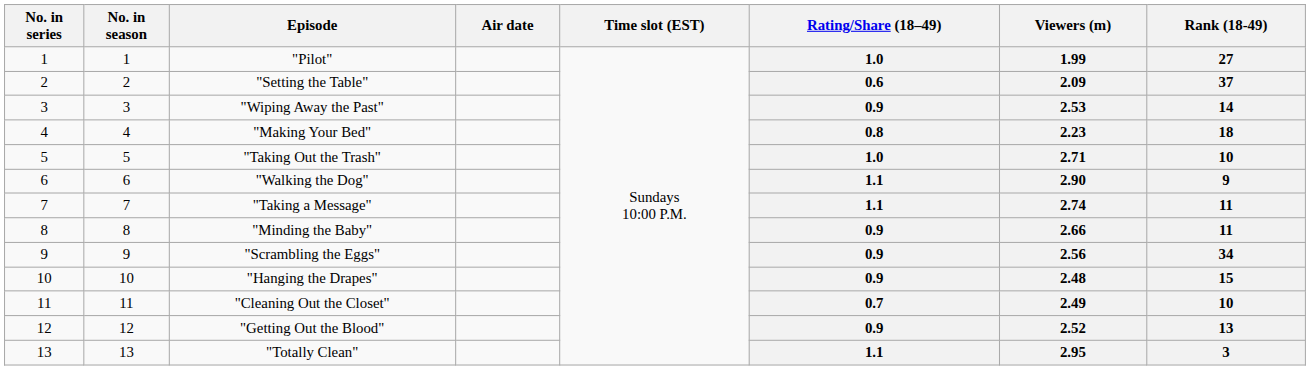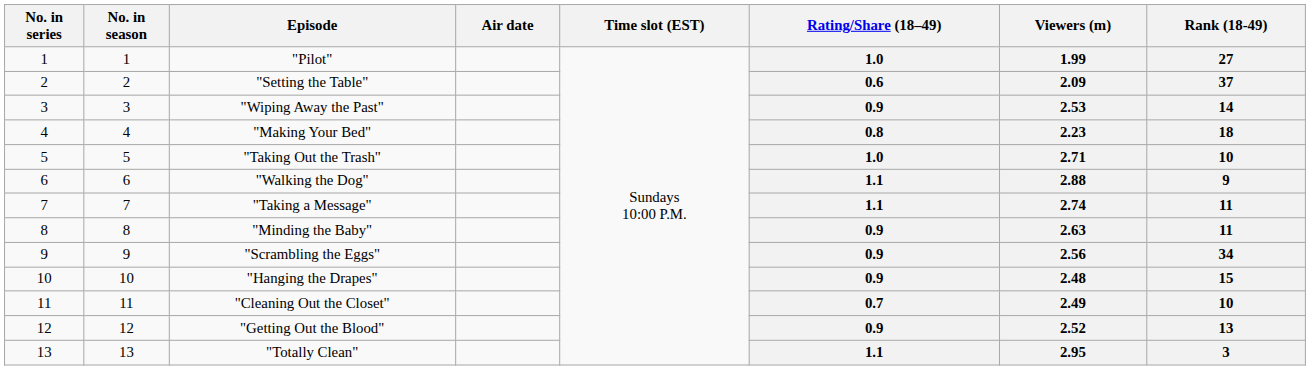(1073, 181) 2.90 -> (1073, 181) 2.88
(1073, 230) 2.66 -> (1073, 230) 2.63
